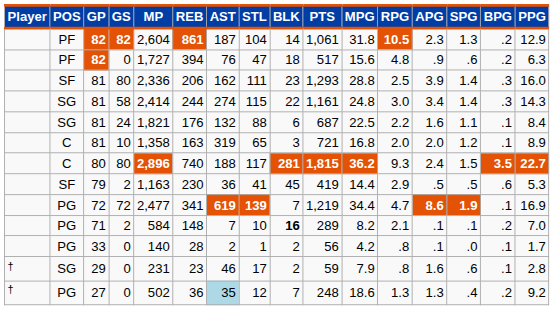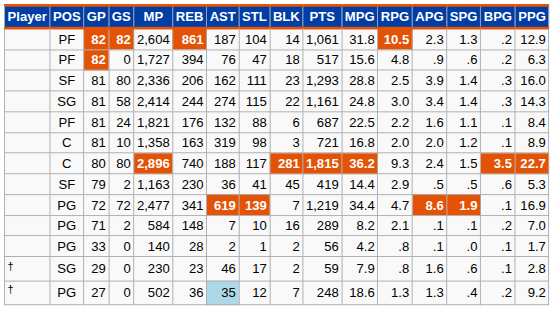(67, 122) SG -> (67, 122) PF
(259, 143) 65 -> (259, 143) 98
(293, 226) bold -> (293, 226) normal
(159, 269) 231 -> (159, 269) 230
